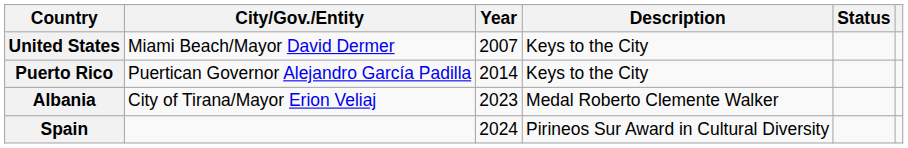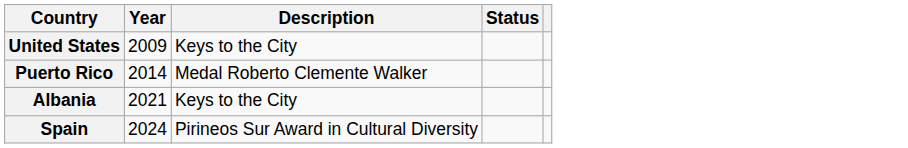- column: (300, 18)
(499, 45) 2007 -> (147, 45) 2009
(587, 73) Keys to the City -> (301, 73) Medal Roberto Clemente Walker
(499, 101) 2023 -> (147, 101) 2021
(652, 101) Medal Roberto Clemente Walker -> (236, 101) Keys to the City
